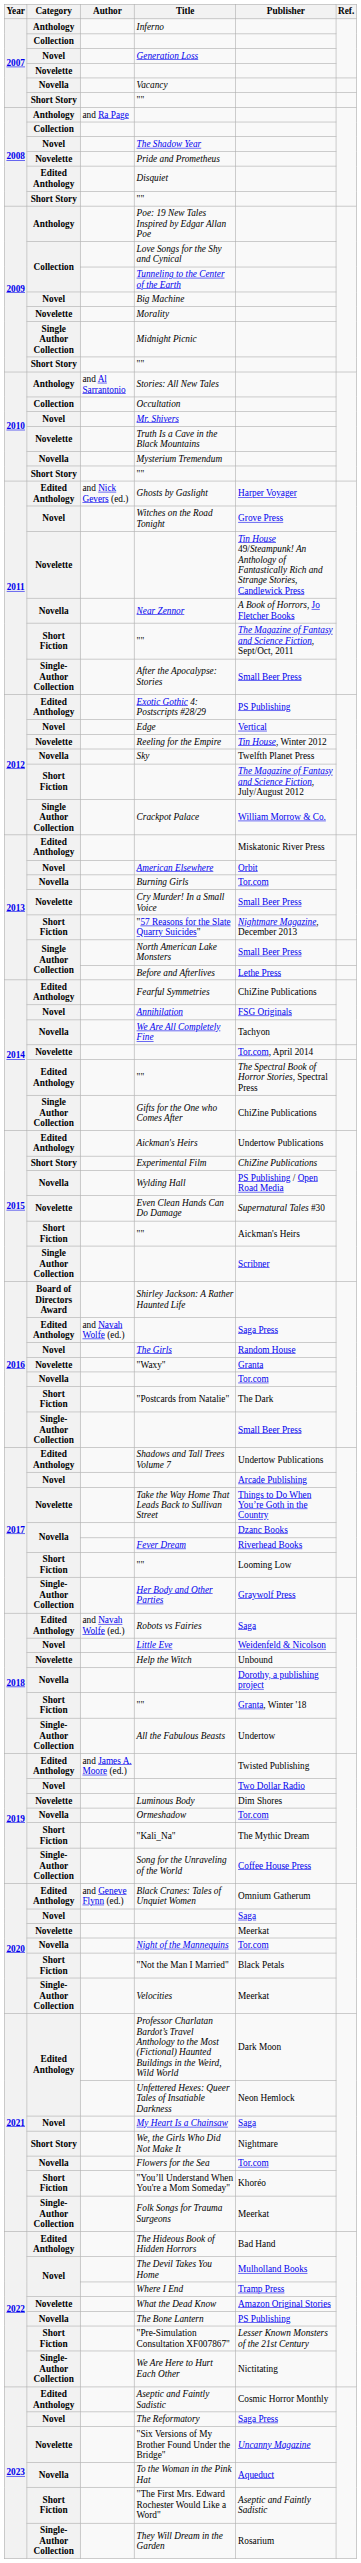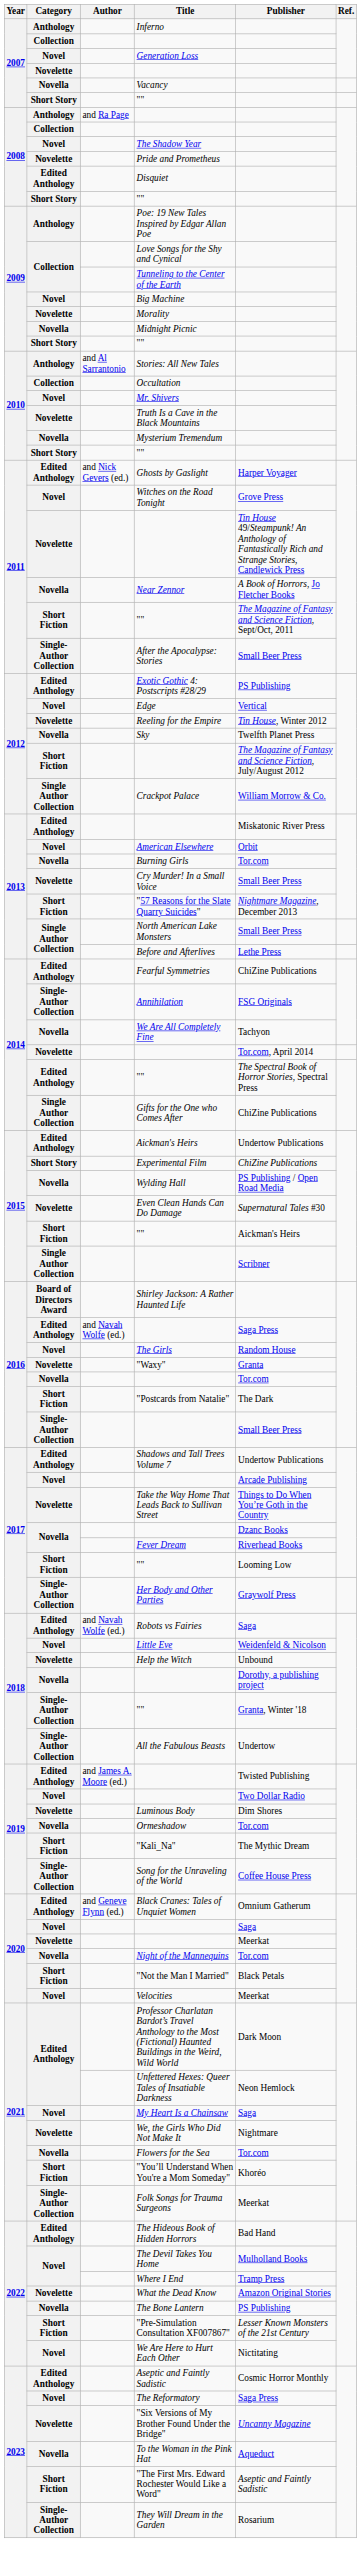(54, 339) Single Author Collection -> (54, 328) Novella
(54, 1012) Novel -> (54, 1002) Single-Author Collection
(54, 1705) Short Fiction -> (54, 1710) Single-Author Collection
(54, 1996) Single-Author Collection -> (54, 1996) Novel
(54, 2143) Short Story -> (54, 2133) Novelette
(54, 2369) Single-Author Collection -> (54, 2353) Novel
